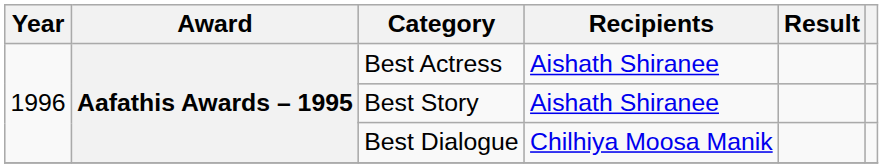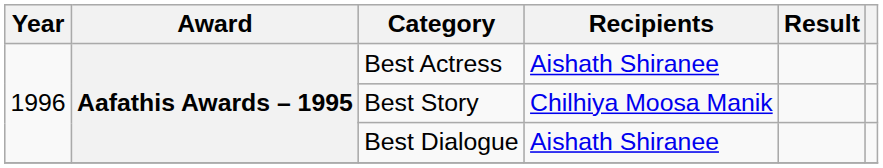(625, 102) Aishath Shiranee -> (651, 102) Chilhiya Moosa Manik
(651, 142) Chilhiya Moosa Manik -> (625, 142) Aishath Shiranee
